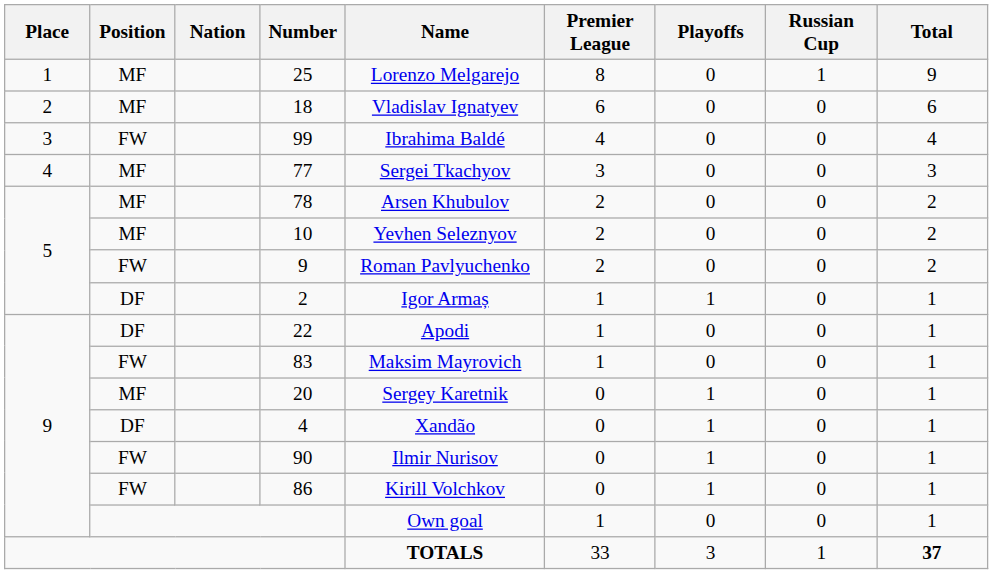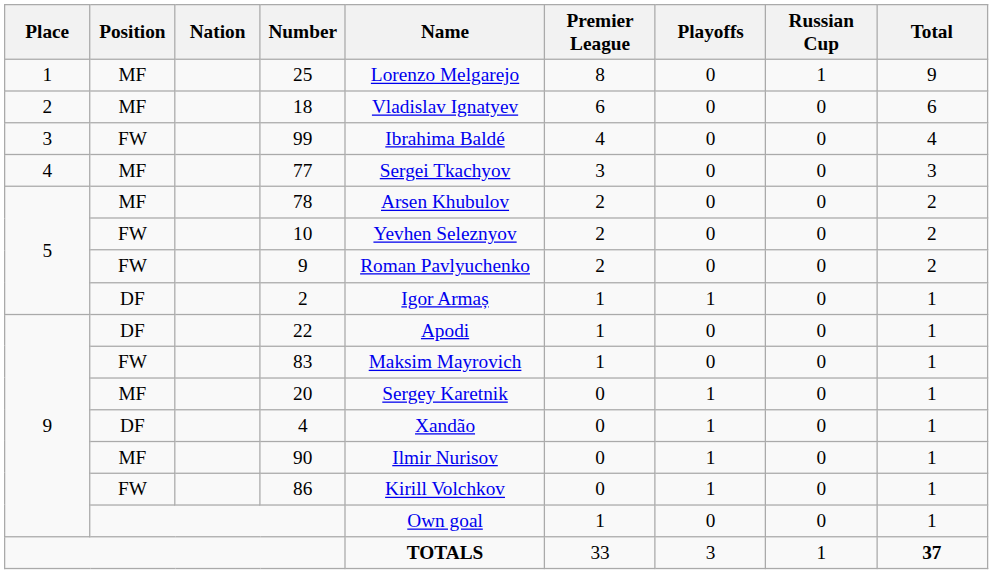(132, 234) MF -> (132, 234) FW
(132, 457) FW -> (132, 457) MF
